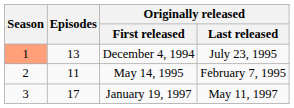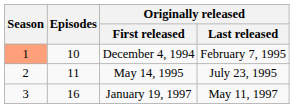(73, 53) 13 -> (73, 53) 10
(243, 53) July 23, 1995 -> (243, 53) February 7, 1995
(243, 73) February 7, 1995 -> (243, 73) July 23, 1995
(73, 93) 17 -> (73, 93) 16
